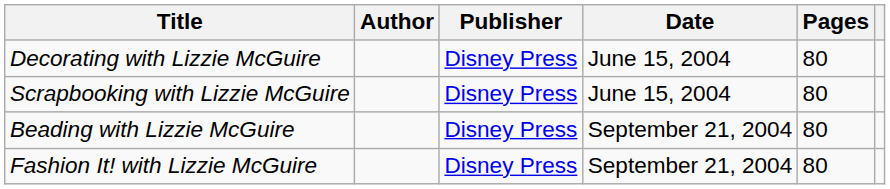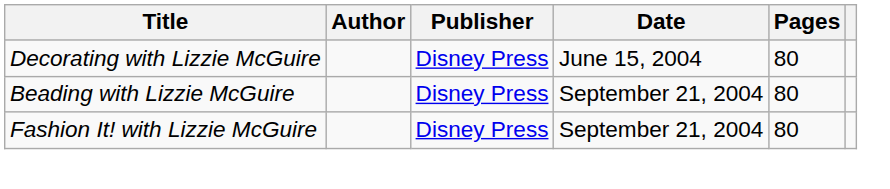- row: (180, 93)
